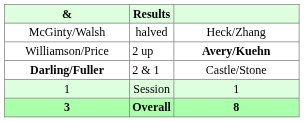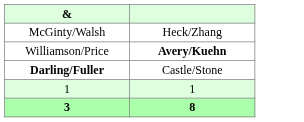- column: (152, 13)
